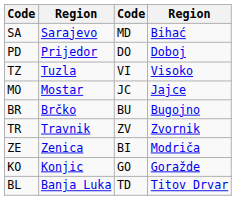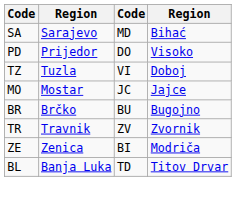(168, 52) Doboj -> (172, 52) Visoko
(172, 71) Visoko -> (168, 71) Doboj
- row: (14, 167)
